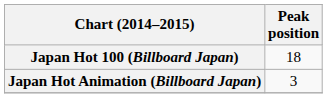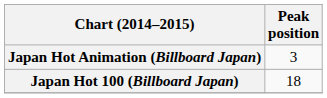rows swapped: (135, 57) <-> (135, 81)
